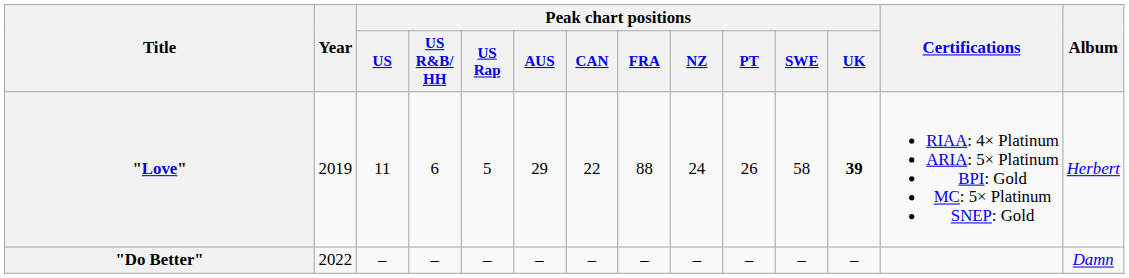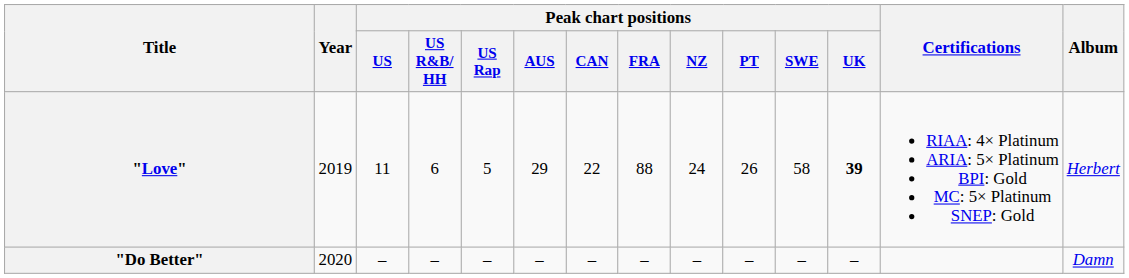(335, 259) 2022 -> (335, 259) 2020
